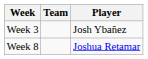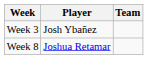columns swapped: (107, 12) <-> (56, 12)
